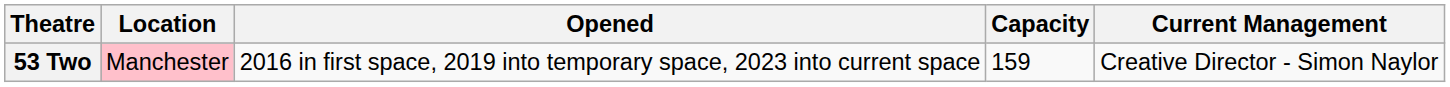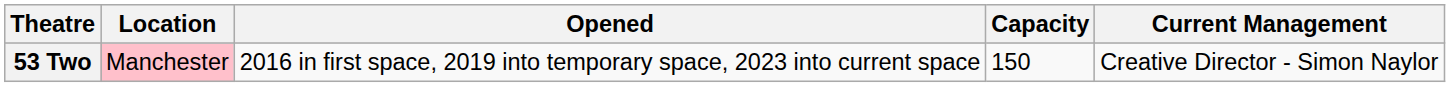(1011, 62) 159 -> (1011, 62) 150
